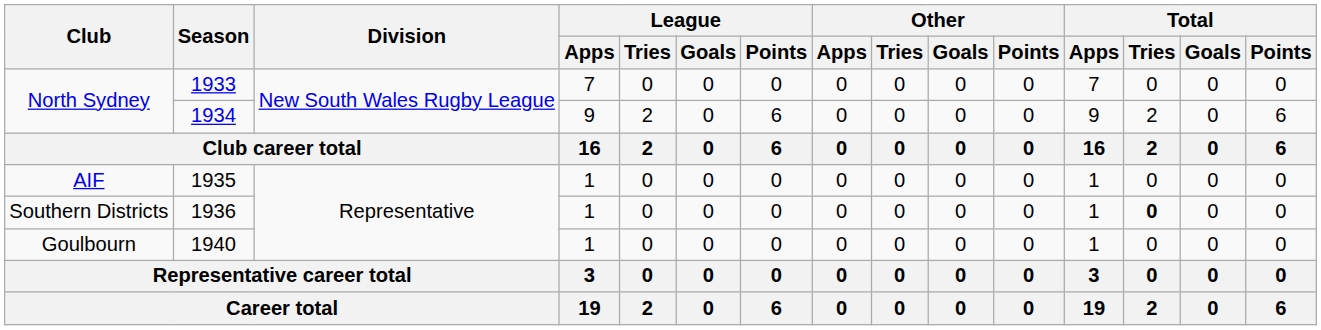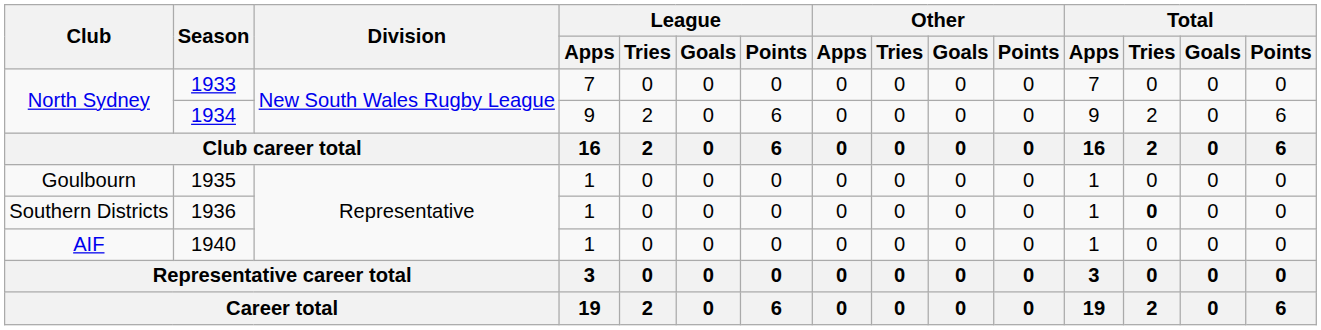(89, 180) AIF -> (89, 180) Goulbourn
(89, 244) Goulbourn -> (89, 244) AIF
